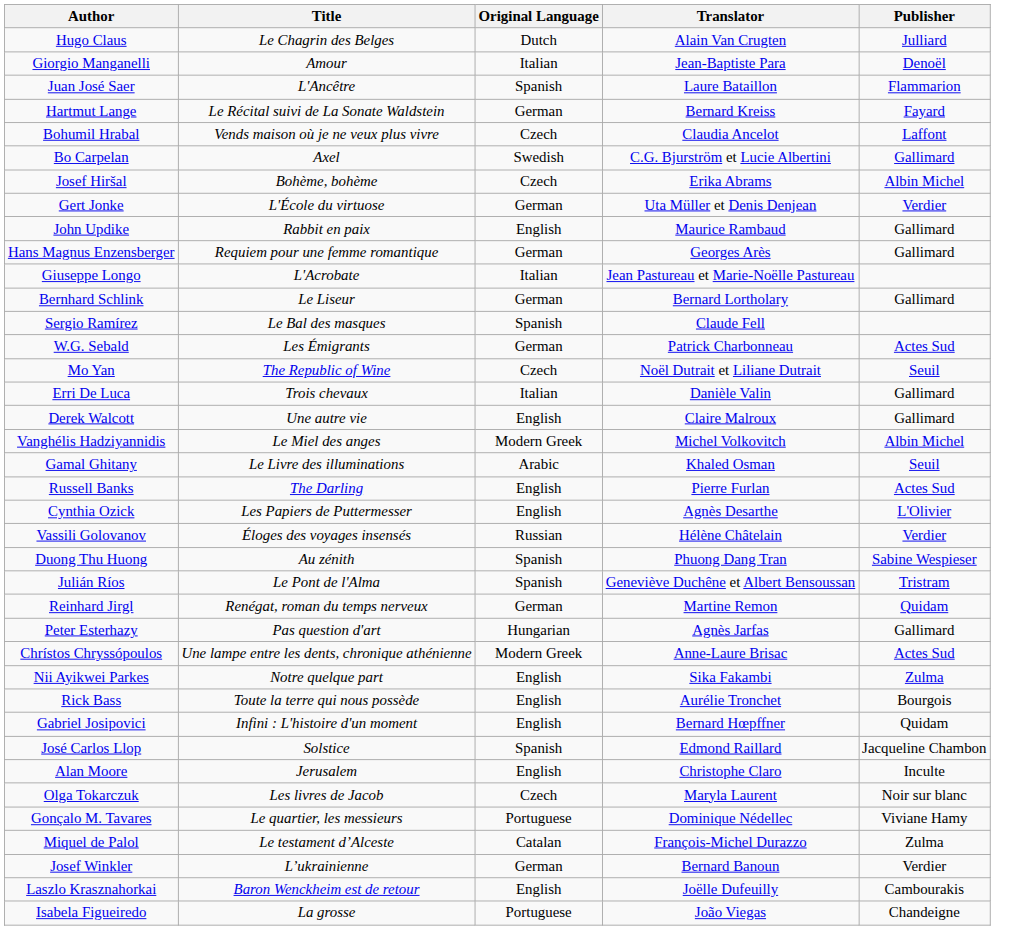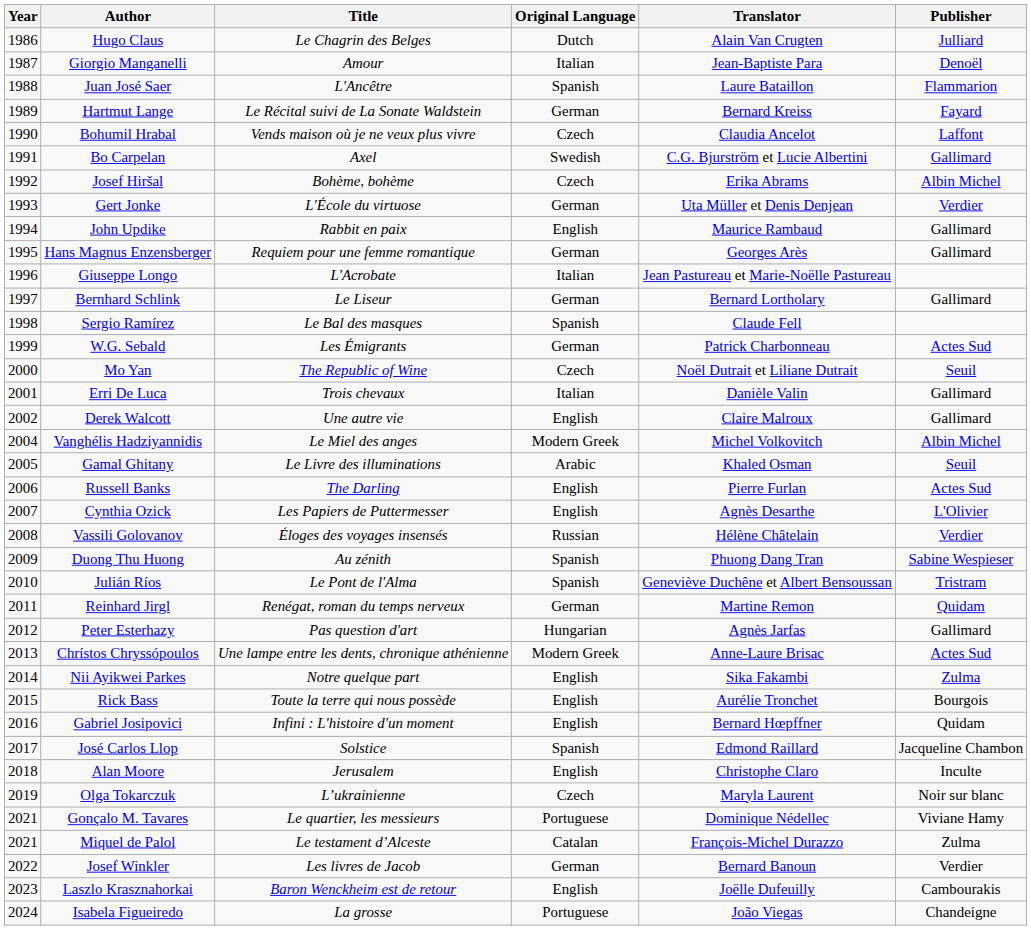+ column: (23, 16)
(327, 795) Les livres de Jacob -> (363, 795) L’ukrainienne
(327, 865) L’ukrainienne -> (363, 865) Les livres de Jacob
